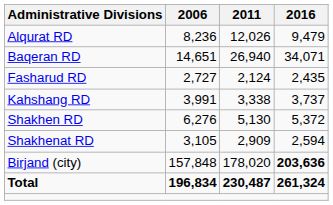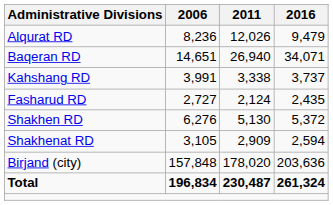rows swapped: (47, 78) <-> (49, 99)
(301, 162) bold -> (301, 162) normal
